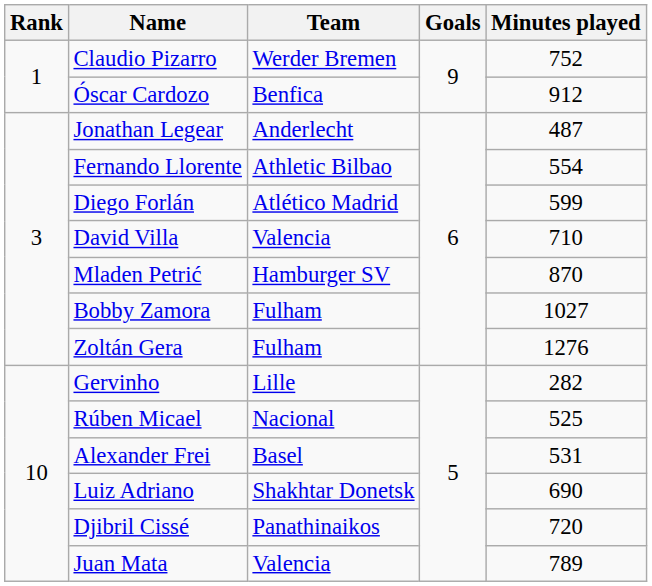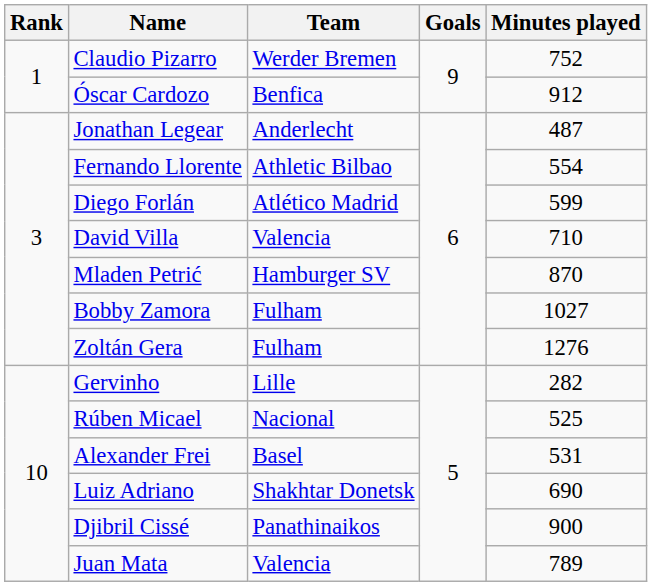(566, 526) 720 -> (566, 526) 900
